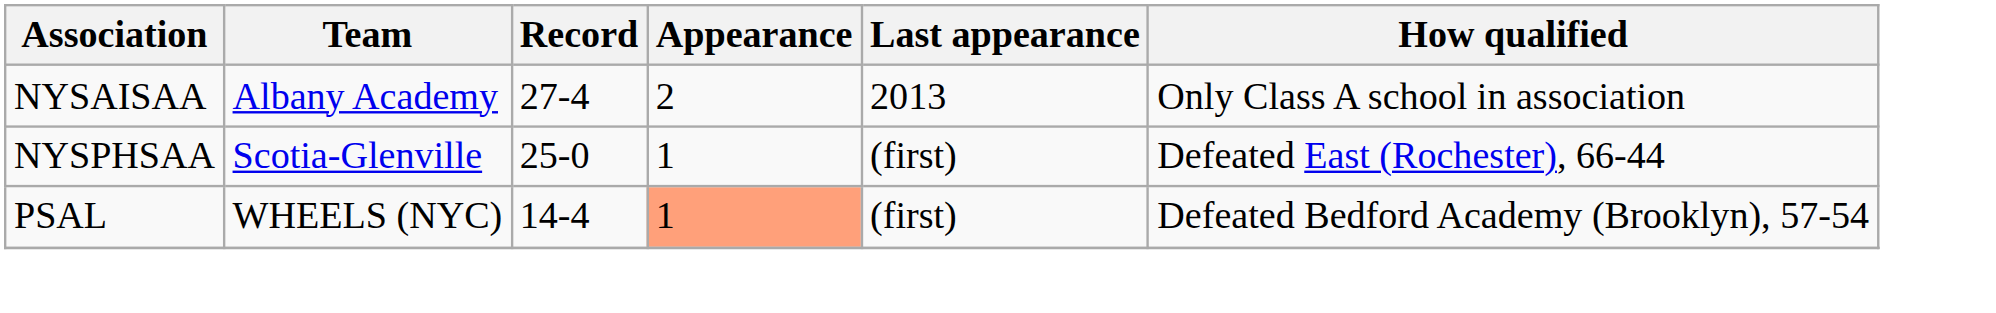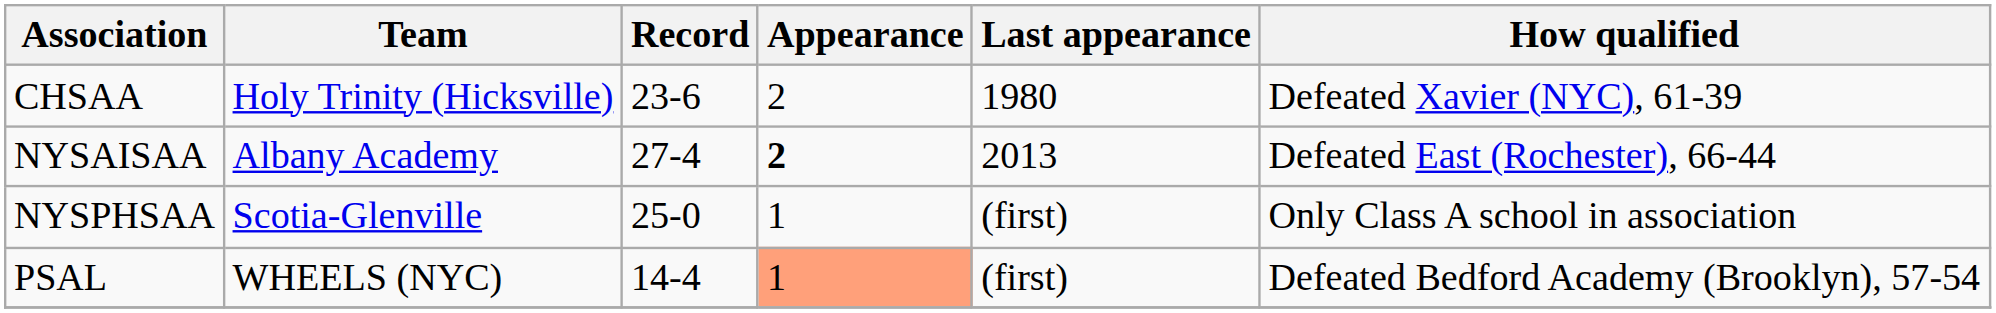+ row: (79, 95)
(665, 95) normal -> (776, 155) bold
(1421, 95) Only Class A school in association -> (1522, 155) Defeated East (Rochester), 66-44
(1411, 155) Defeated East (Rochester), 66-44 -> (1532, 215) Only Class A school in association
